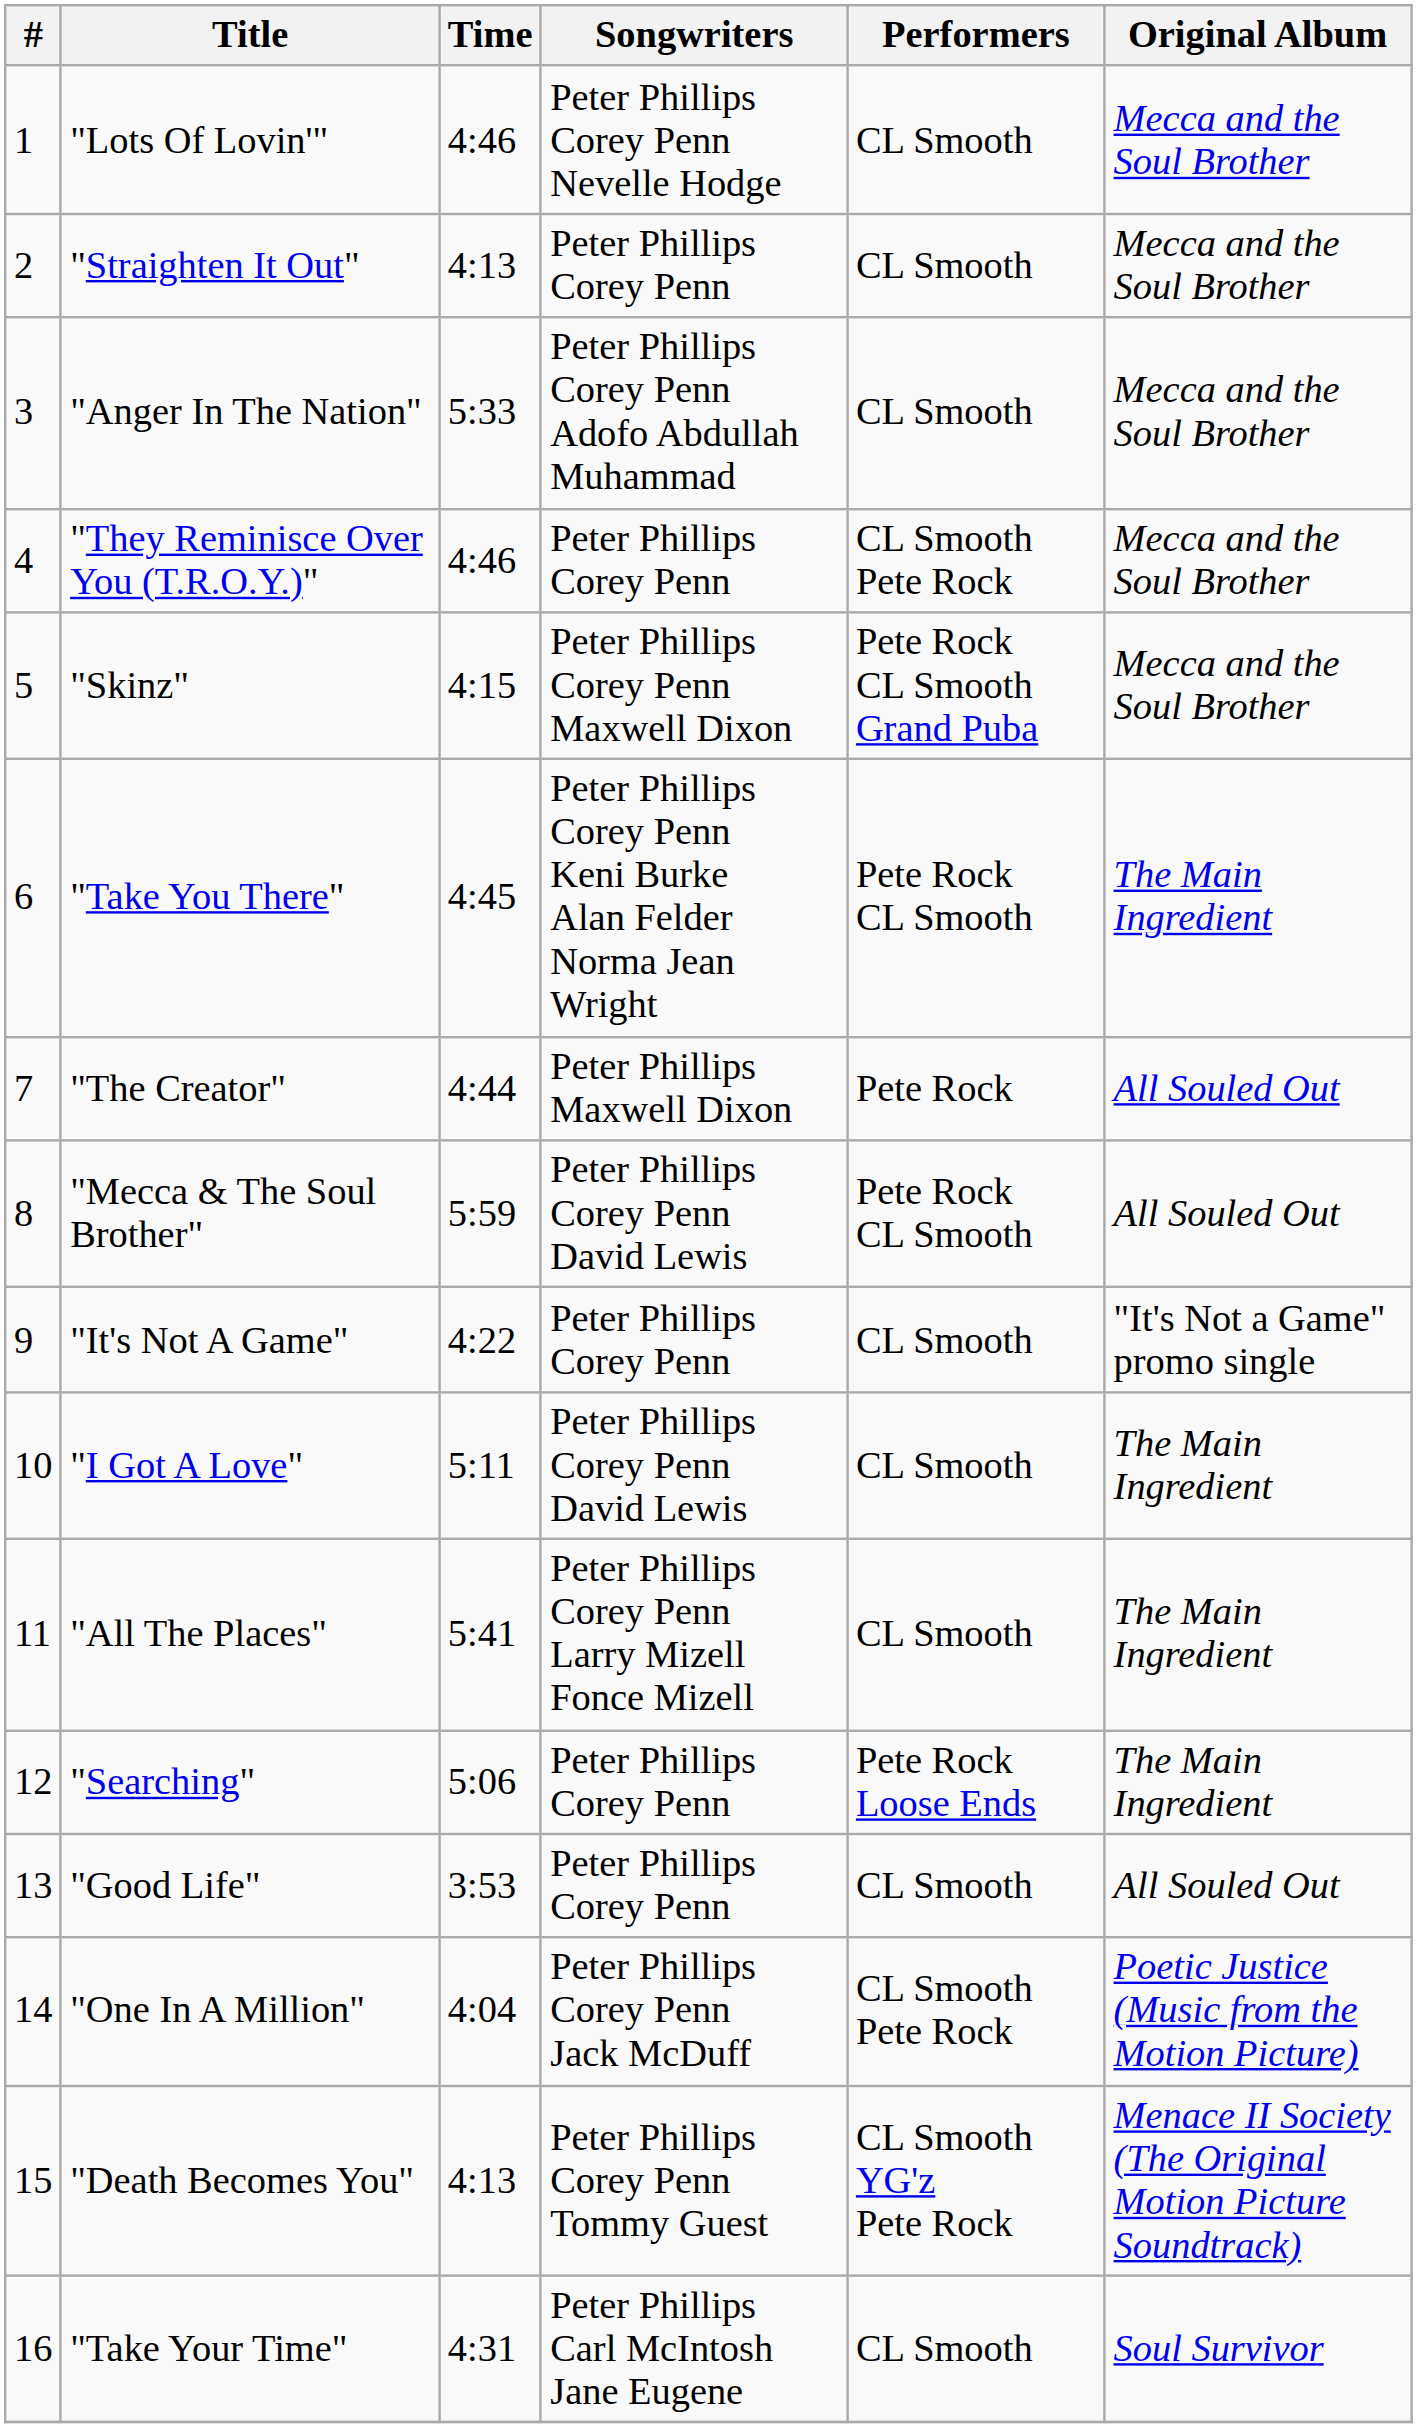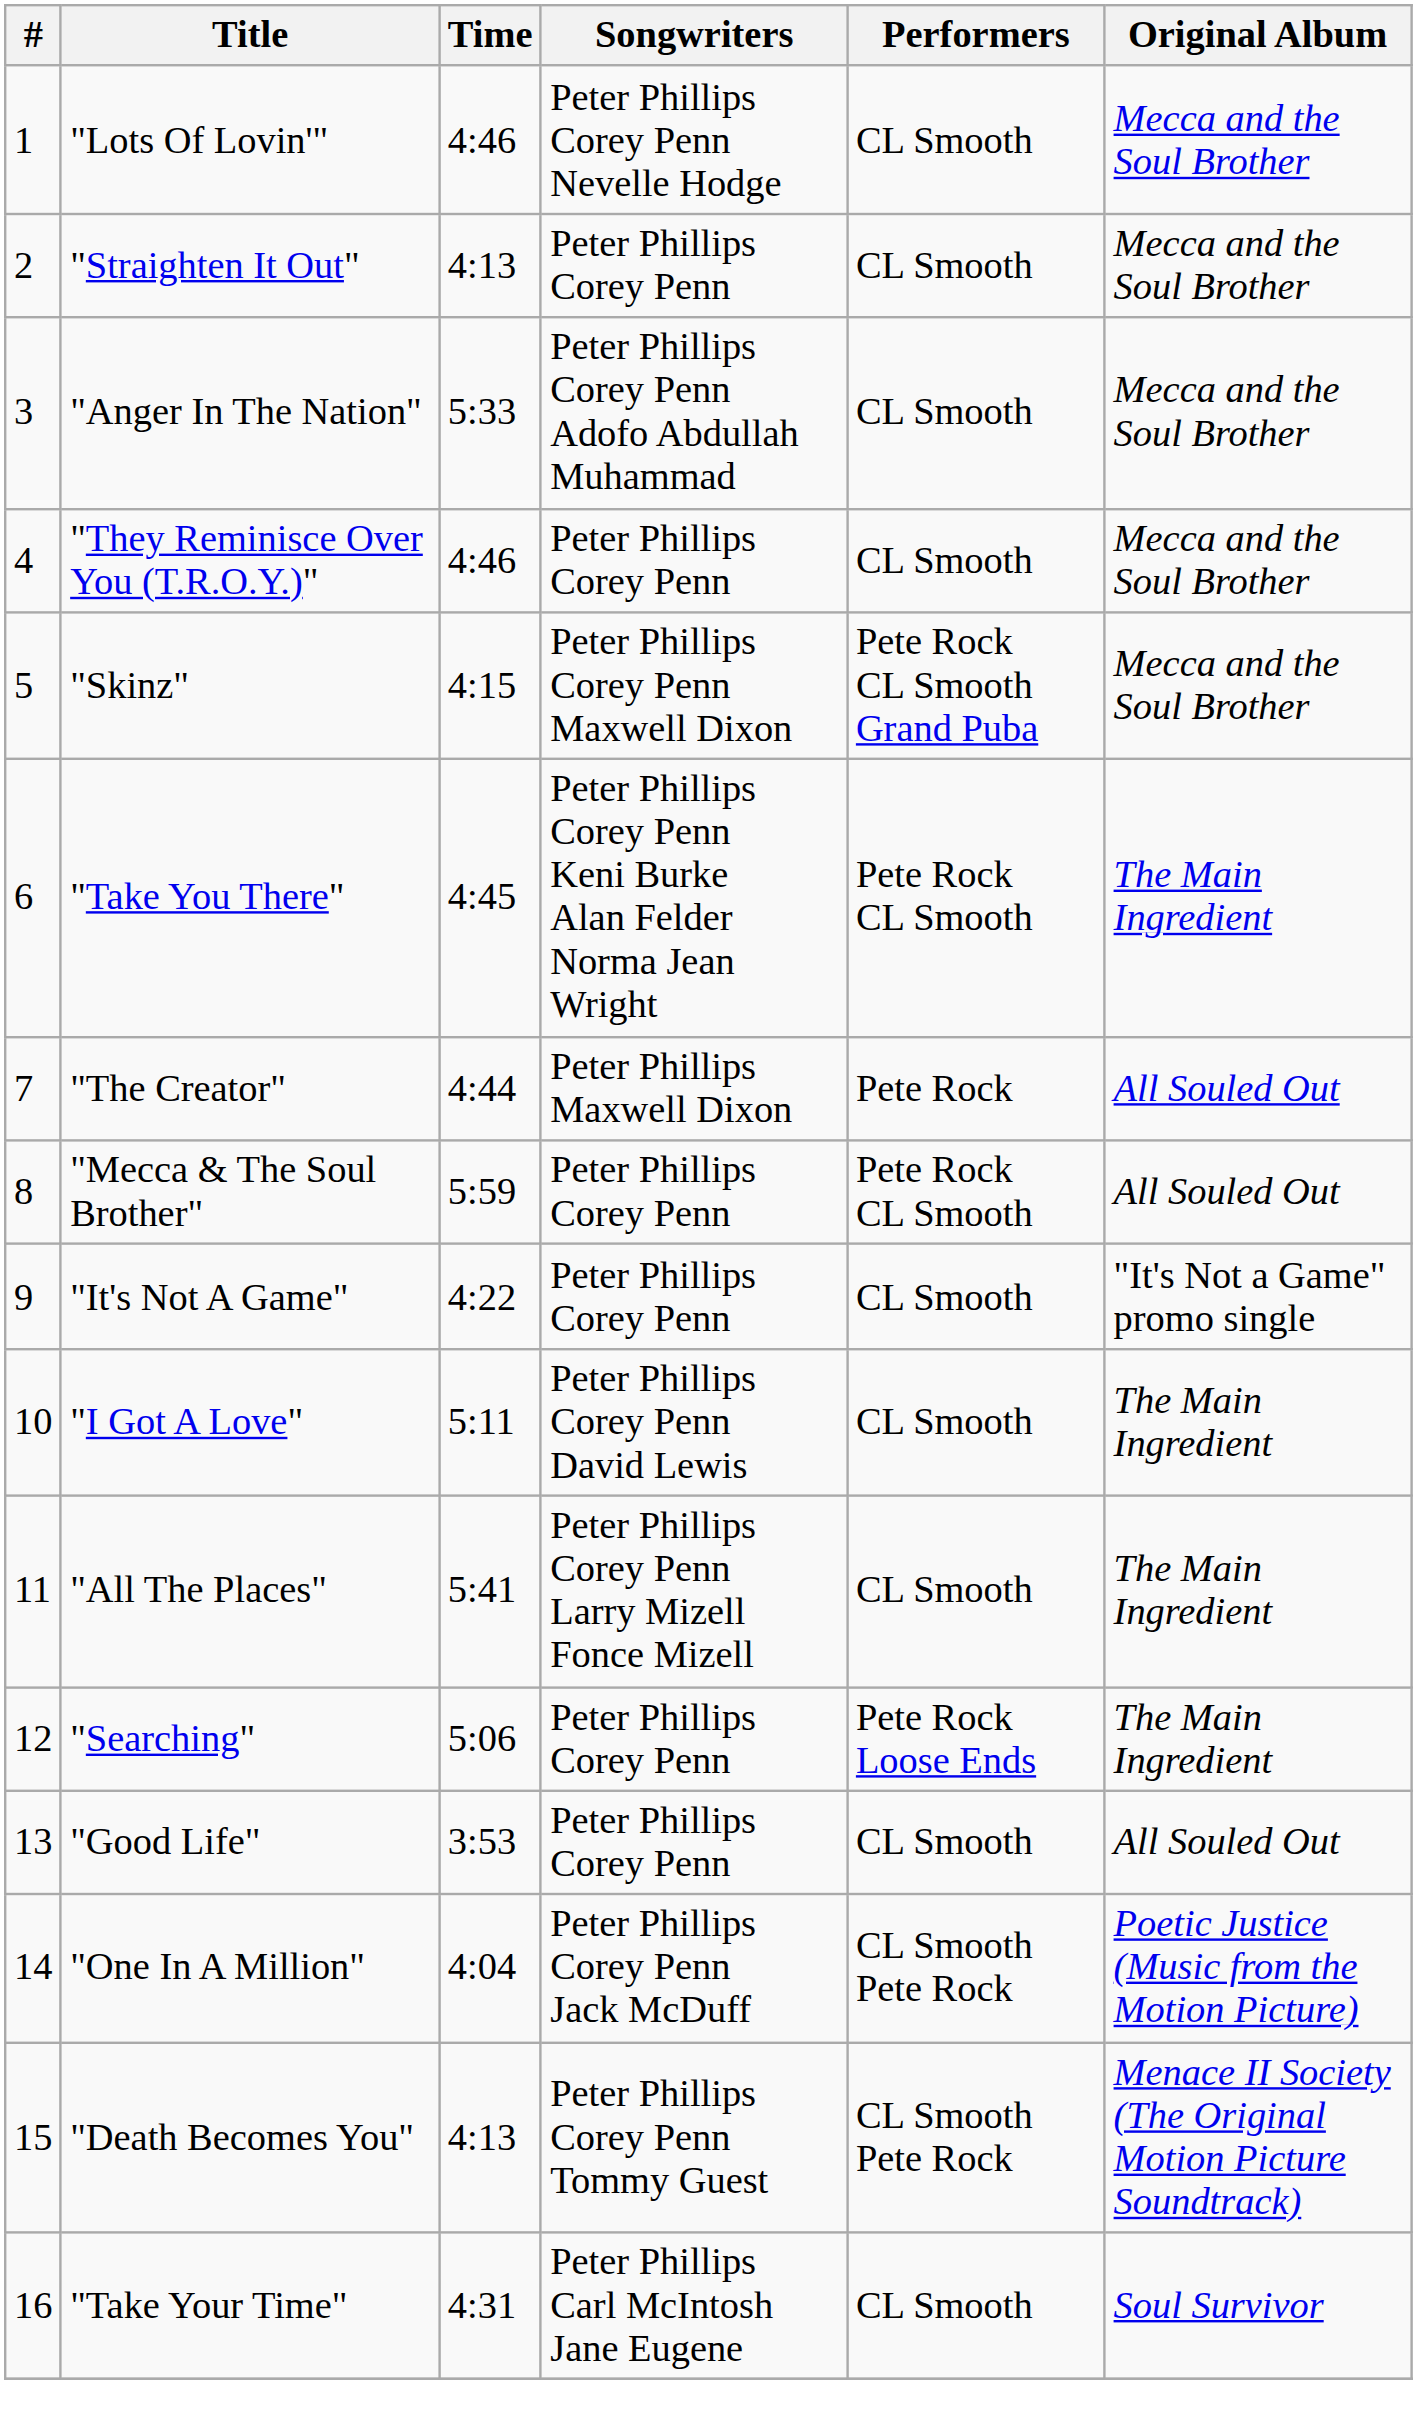(944, 559) CL Smooth Pete Rock -> (944, 559) CL Smooth
(653, 1213) Peter Phillips Corey Penn David Lewis -> (653, 1191) Peter Phillips Corey Penn
(944, 2179) CL Smooth YG'z Pete Rock -> (944, 2136) CL Smooth Pete Rock
